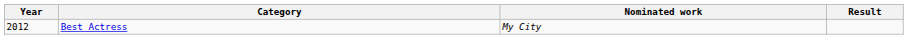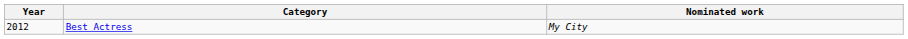- column: (865, 12)
